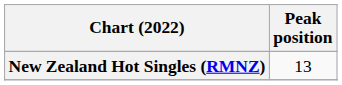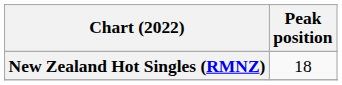(303, 65) 13 -> (303, 65) 18
